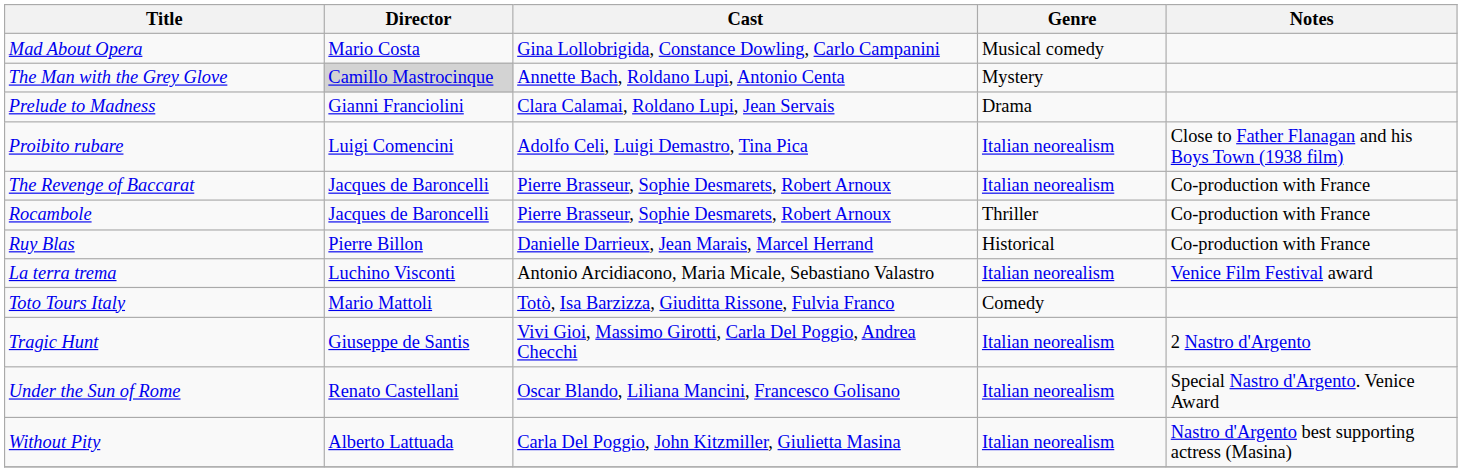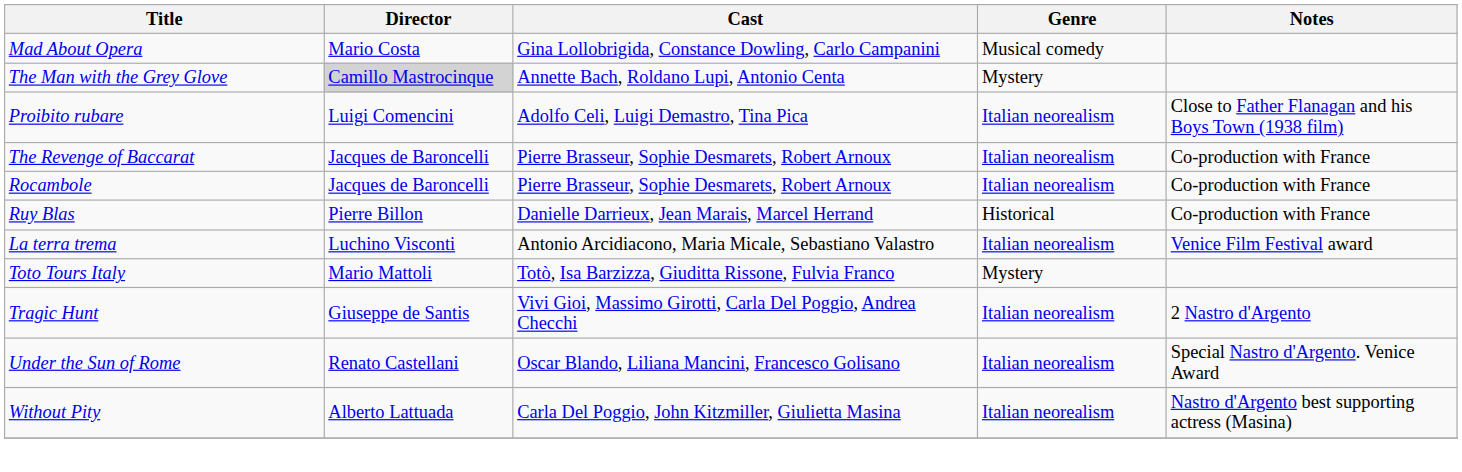- row: (82, 106)
(1010, 214) Thriller -> (1048, 185) Italian neorealism
(1013, 302) Comedy -> (1013, 273) Mystery
